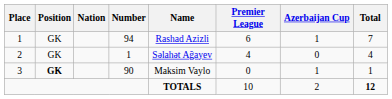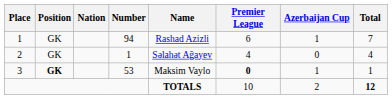(129, 71) 90 -> (129, 71) 53
(248, 71) normal -> (248, 71) bold
